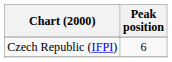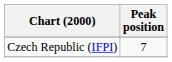(143, 47) 6 -> (143, 47) 7
